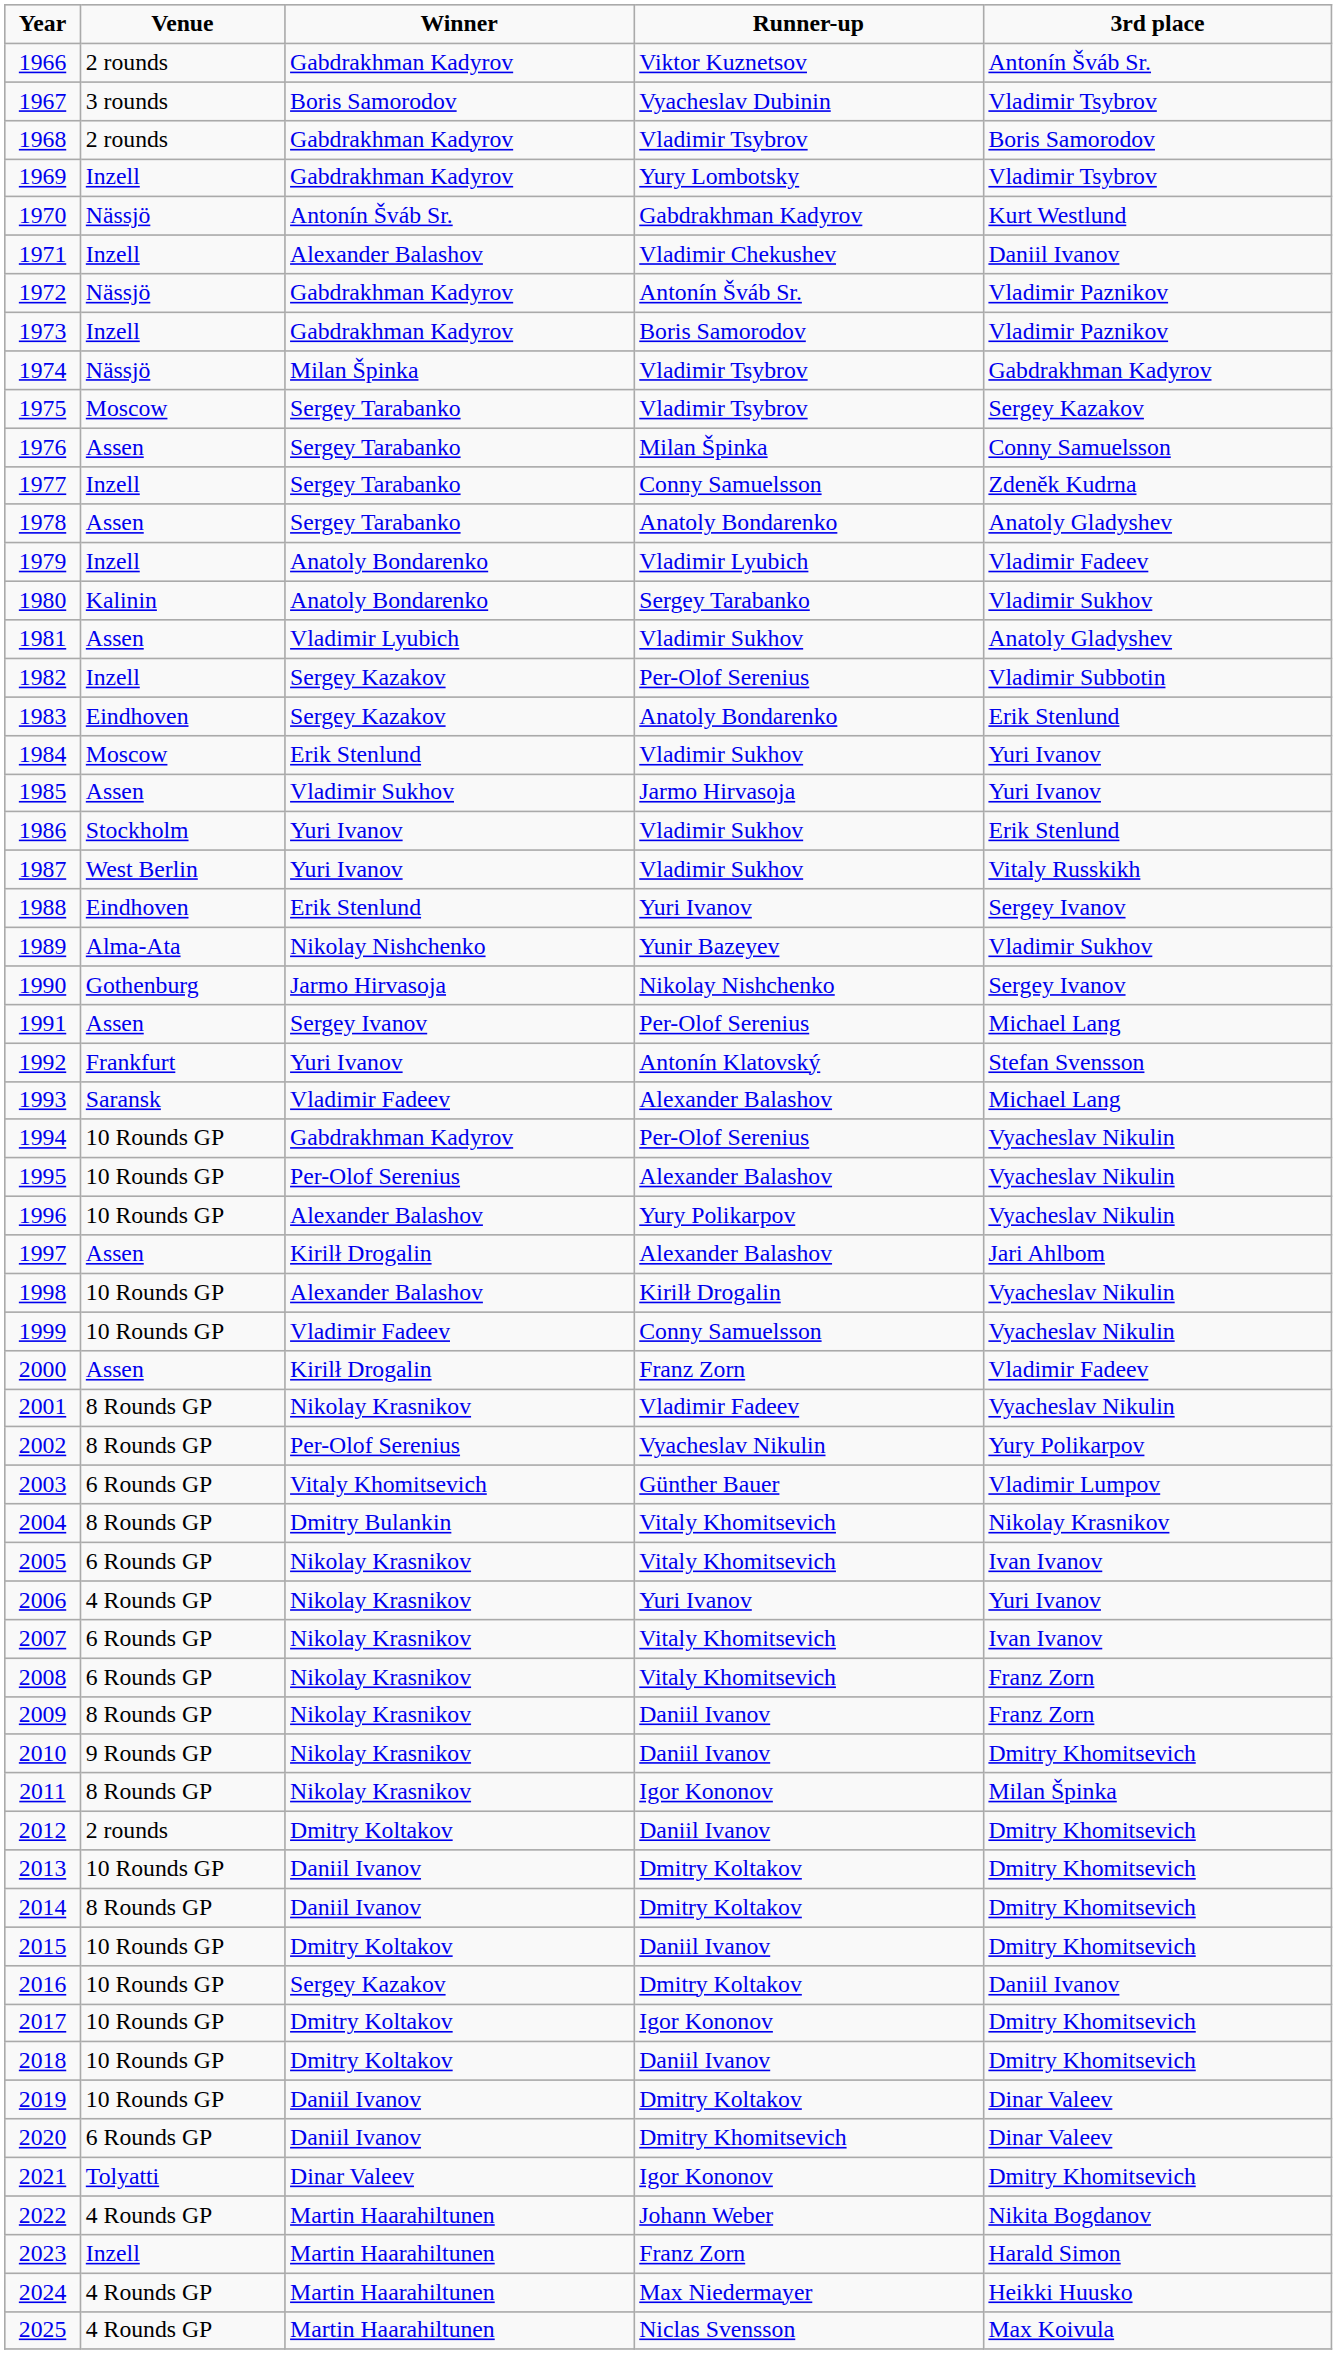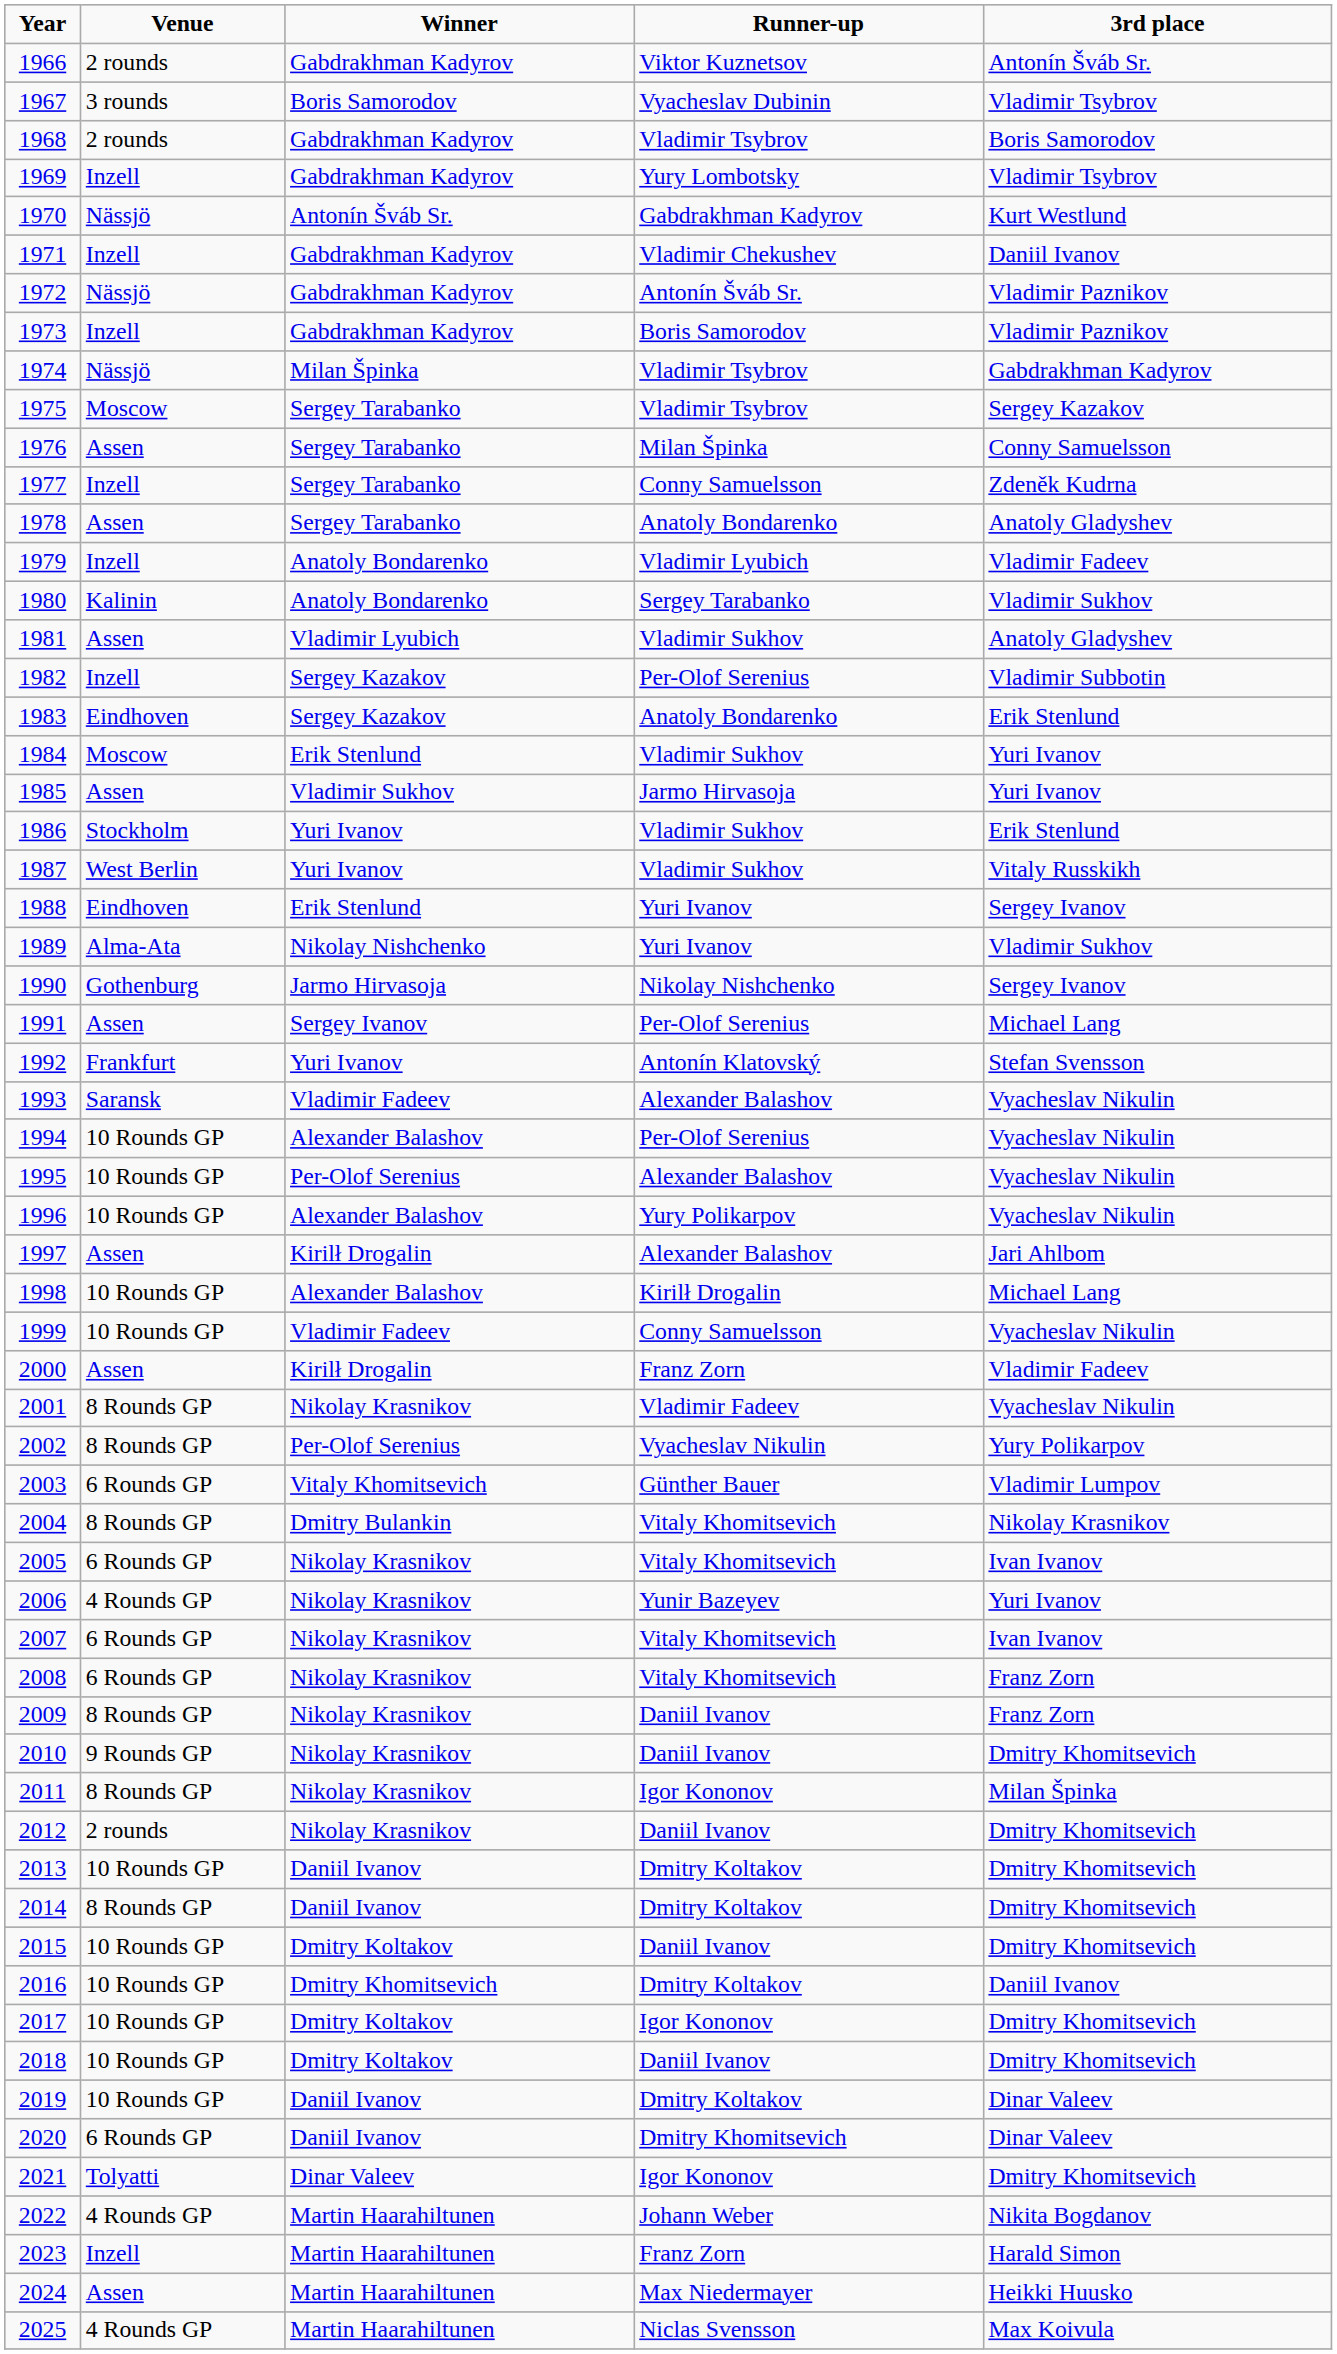(386, 254) Alexander Balashov -> (402, 254) Gabdrakhman Kadyrov
(709, 945) Yunir Bazeyev -> (696, 945) Yuri Ivanov
(1055, 1099) Michael Lang -> (1082, 1099) Vyacheslav Nikulin
(402, 1138) Gabdrakhman Kadyrov -> (386, 1138) Alexander Balashov
(1082, 1291) Vyacheslav Nikulin -> (1055, 1291) Michael Lang
(696, 1599) Yuri Ivanov -> (709, 1599) Yunir Bazeyev
(371, 1830) Dmitry Koltakov -> (381, 1830) Nikolay Krasnikov
(368, 1983) Sergey Kazakov -> (394, 1983) Dmitry Khomitsevich
(149, 2291) 4 Rounds GP -> (115, 2291) Assen
